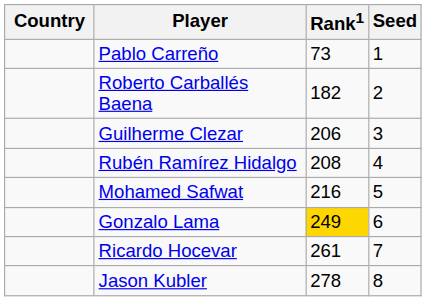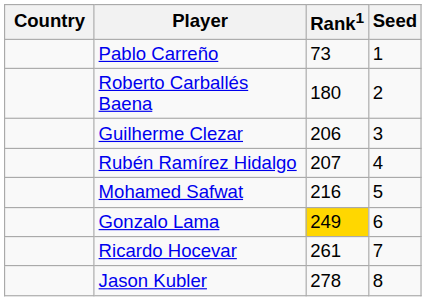(326, 93) 182 -> (326, 93) 180
(326, 162) 208 -> (326, 162) 207
